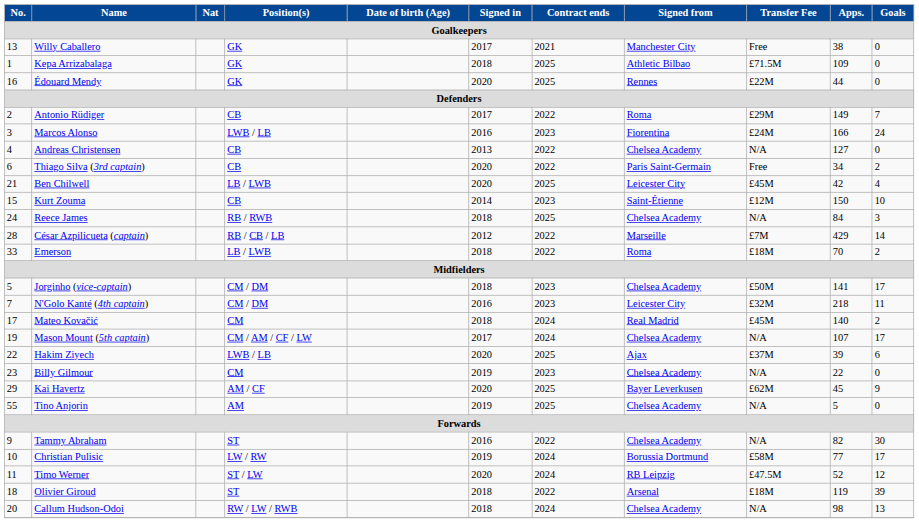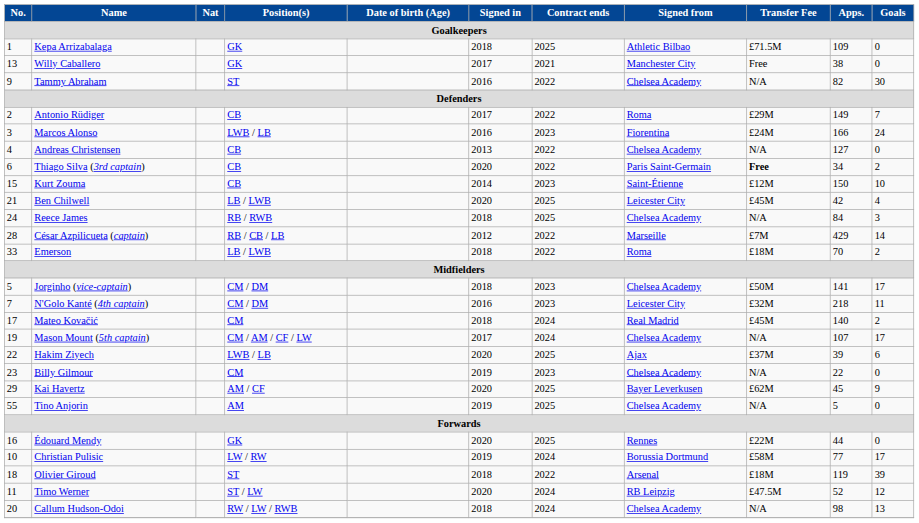rows swapped: (73, 64) <-> (67, 47)
rows swapped: (68, 81) <-> (70, 440)
(758, 167) normal -> (759, 167) bold
rows swapped: (60, 201) <-> (62, 184)
rows swapped: (62, 475) <-> (65, 492)
